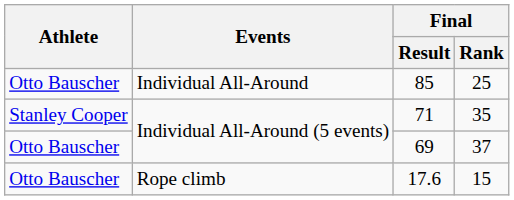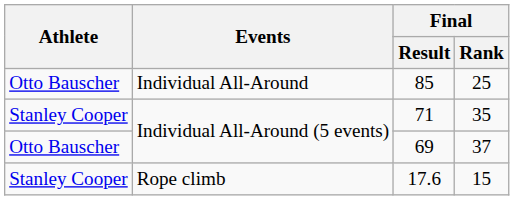(64, 178) Otto Bauscher -> (68, 178) Stanley Cooper
